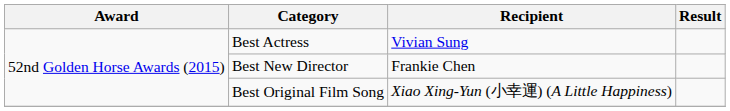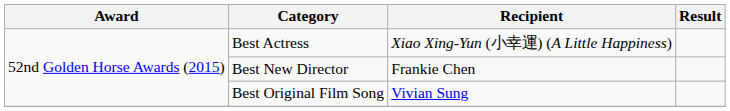(430, 41) Vivian Sung -> (532, 42) Xiao Xing-Yun (小幸運) (A Little Happiness)
(532, 91) Xiao Xing-Yun (小幸運) (A Little Happiness) -> (430, 93) Vivian Sung
